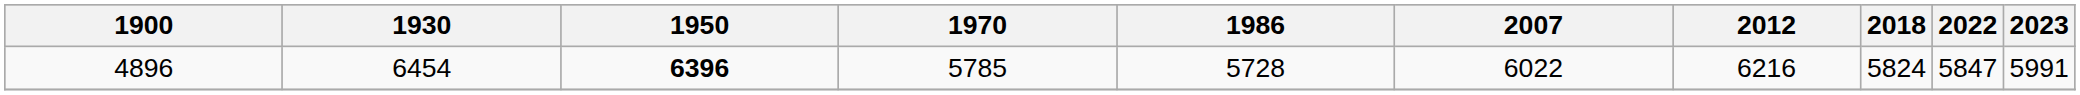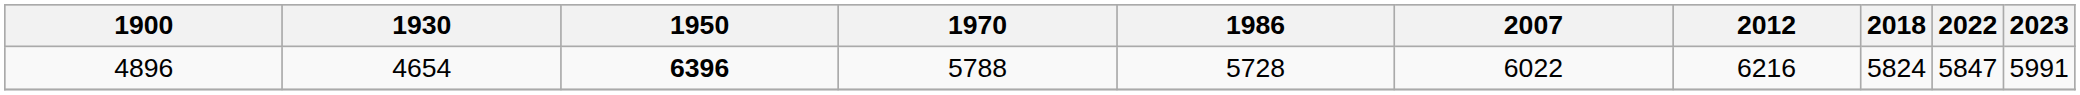(422, 67) 6454 -> (422, 67) 4654
(978, 67) 5785 -> (978, 67) 5788
